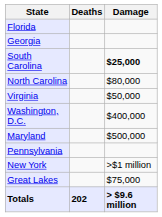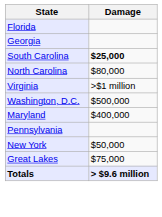- column: (87, 12)
(123, 96) $50,000 -> (113, 85) >$1 million
(126, 116) $400,000 -> (110, 100) $500,000
(126, 135) $500,000 -> (110, 115) $400,000
(129, 165) >$1 million -> (108, 144) $50,000
